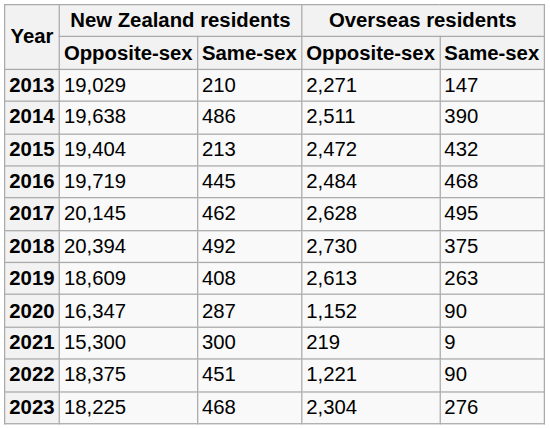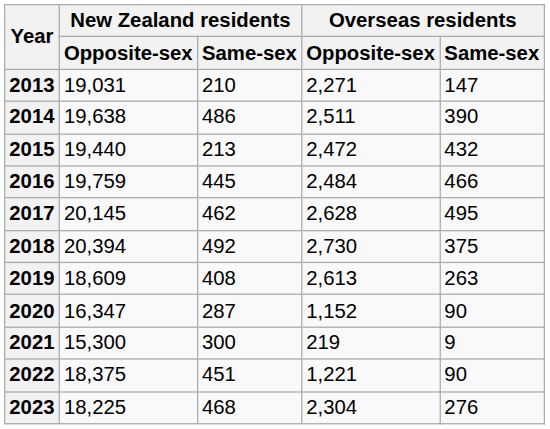(95, 85) 19,029 -> (95, 85) 19,031
(95, 149) 19,404 -> (95, 149) 19,440
(95, 181) 19,719 -> (95, 181) 19,759
(461, 181) 468 -> (461, 181) 466
